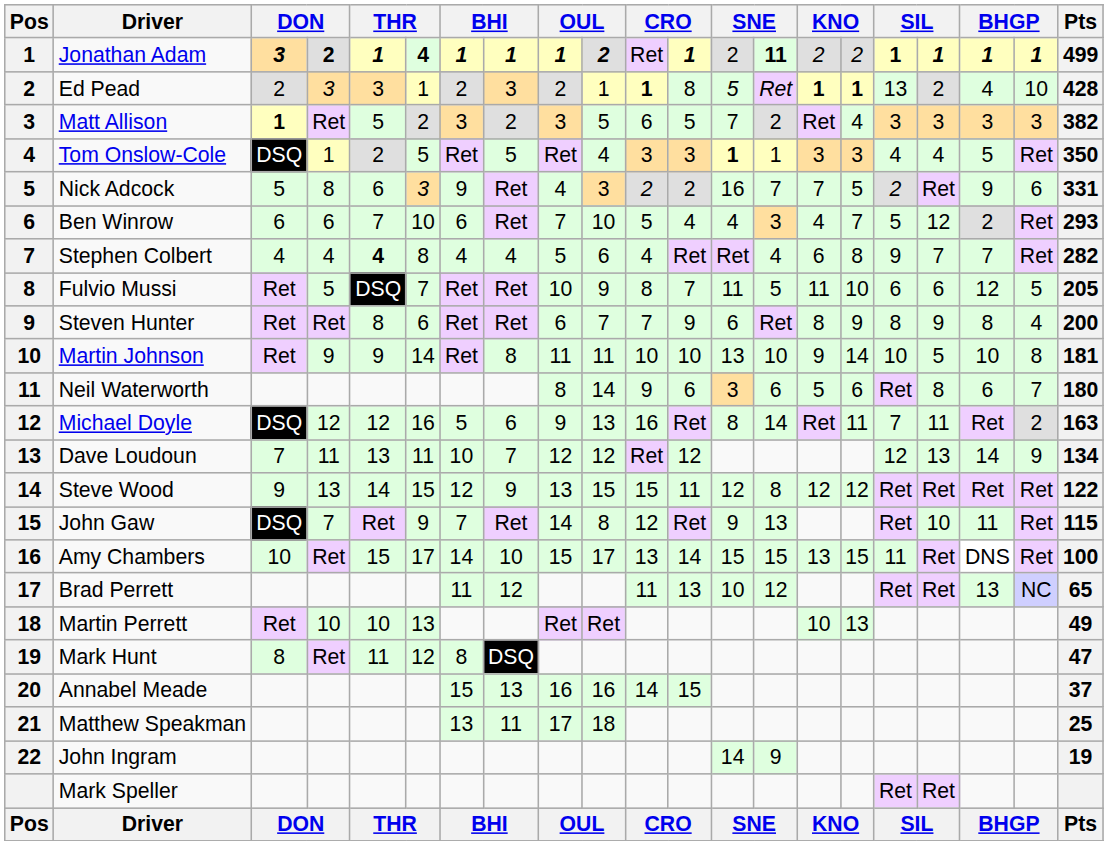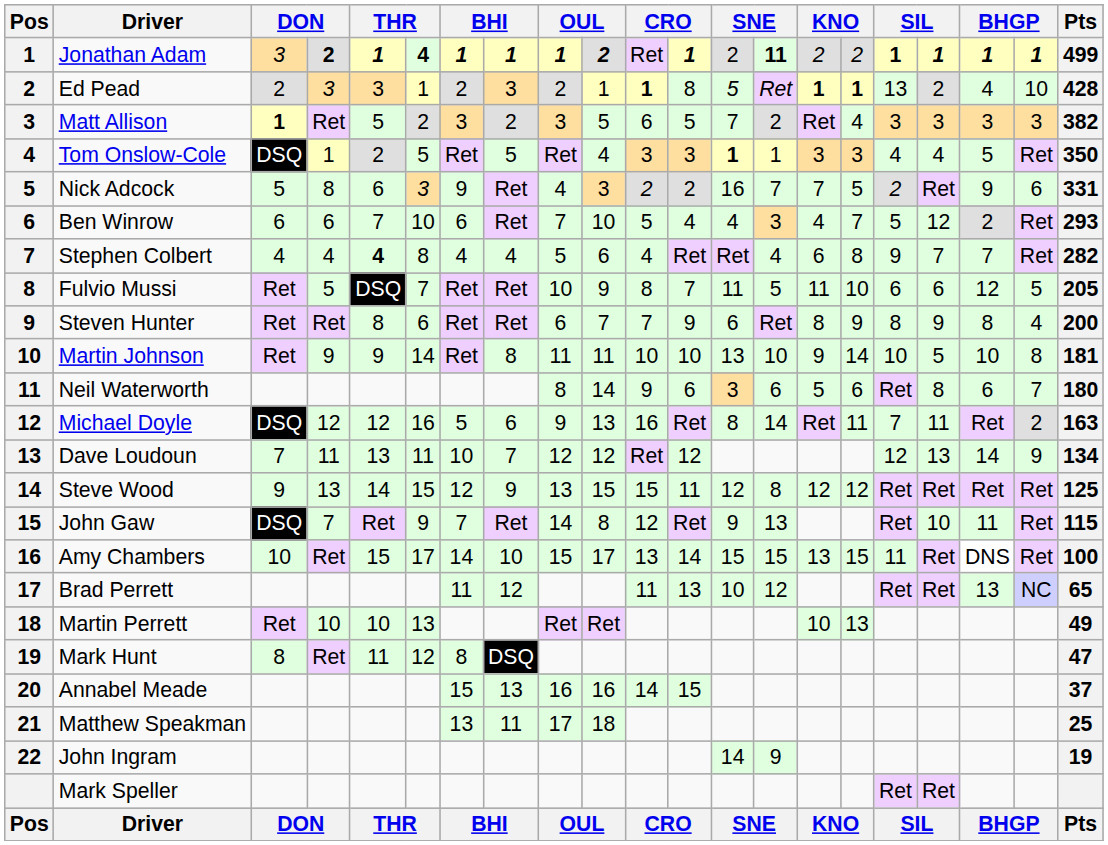(279, 55) bold -> (279, 55) normal
(1081, 489) 122 -> (1081, 489) 125
